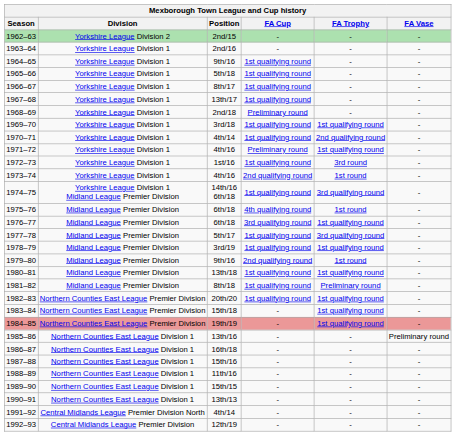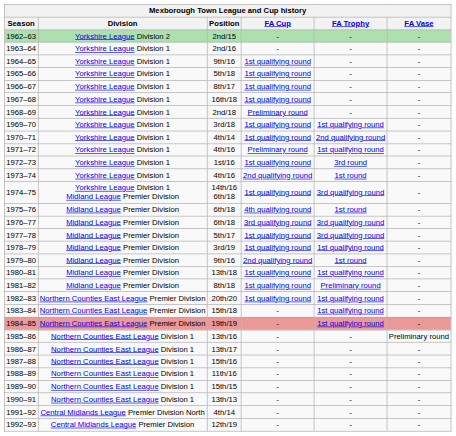(224, 99) 13th/17 -> (224, 99) 16th/18
(351, 222) 1st qualifying round -> (351, 222) 3rd qualifying round
(224, 349) 16th/18 -> (224, 349) 13th/17
